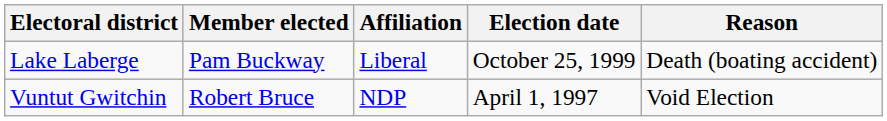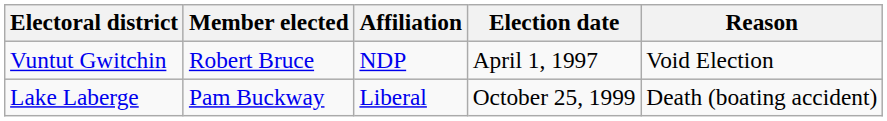rows swapped: (88, 97) <-> (74, 60)
